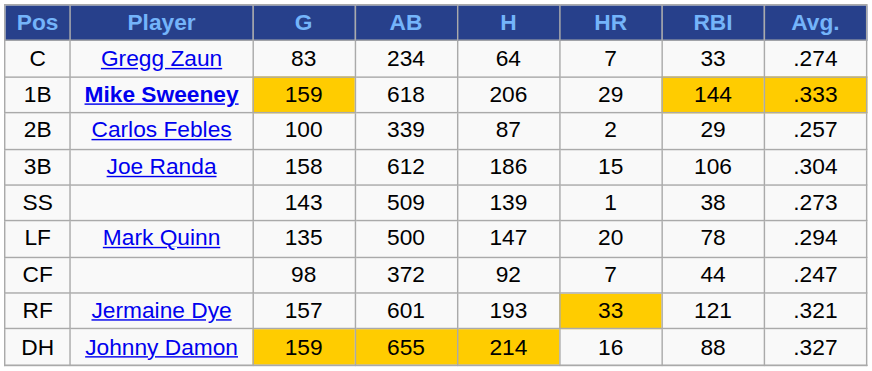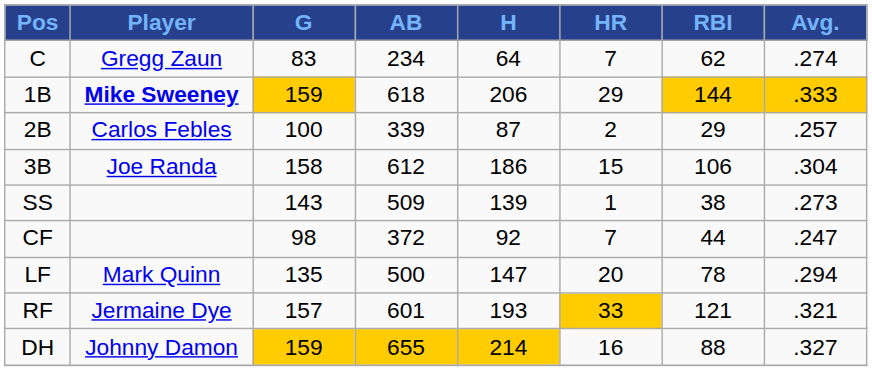(713, 58) 33 -> (713, 58) 62
rows swapped: (38, 238) <-> (38, 274)
